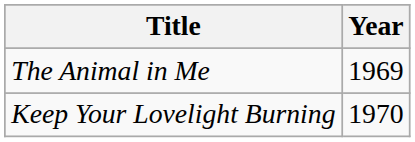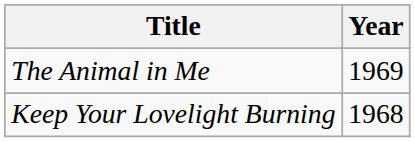(376, 114) 1970 -> (376, 114) 1968
